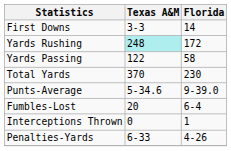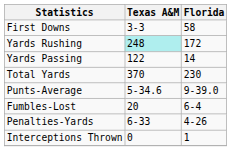(190, 28) 14 -> (190, 28) 58
(190, 59) 58 -> (190, 59) 14
rows swapped: (65, 122) <-> (50, 138)
